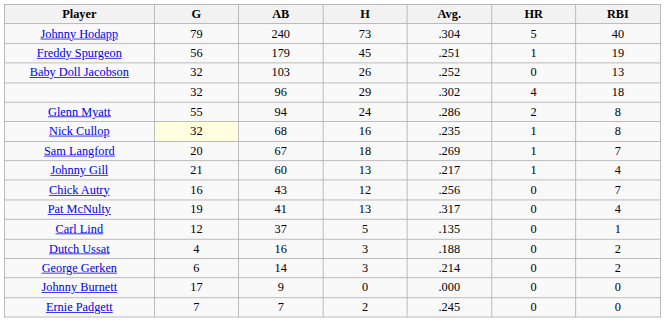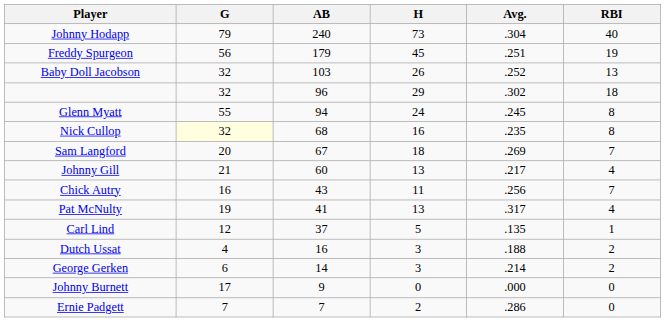- column: (534, 14)
(449, 111) .286 -> (515, 111) .245
(365, 190) 12 -> (418, 190) 11
(449, 307) .245 -> (515, 307) .286
